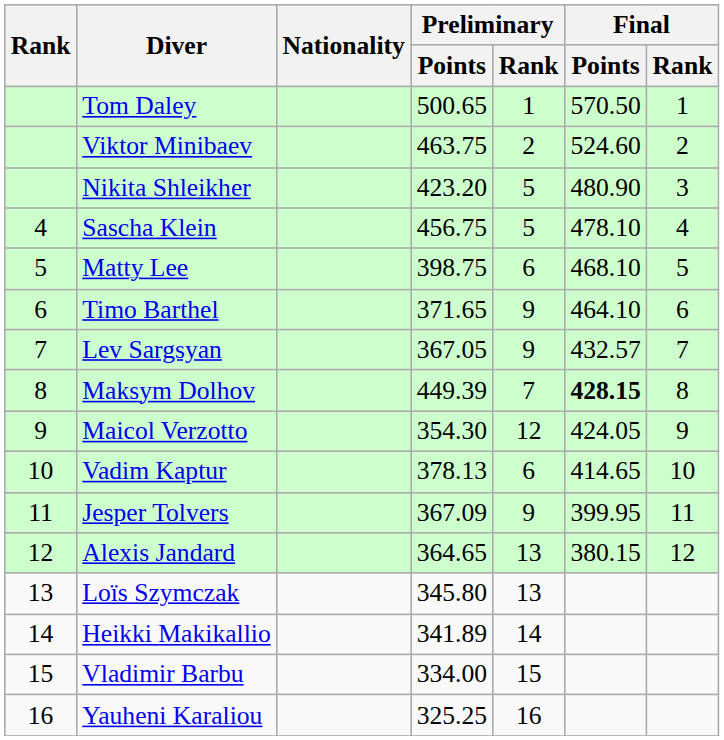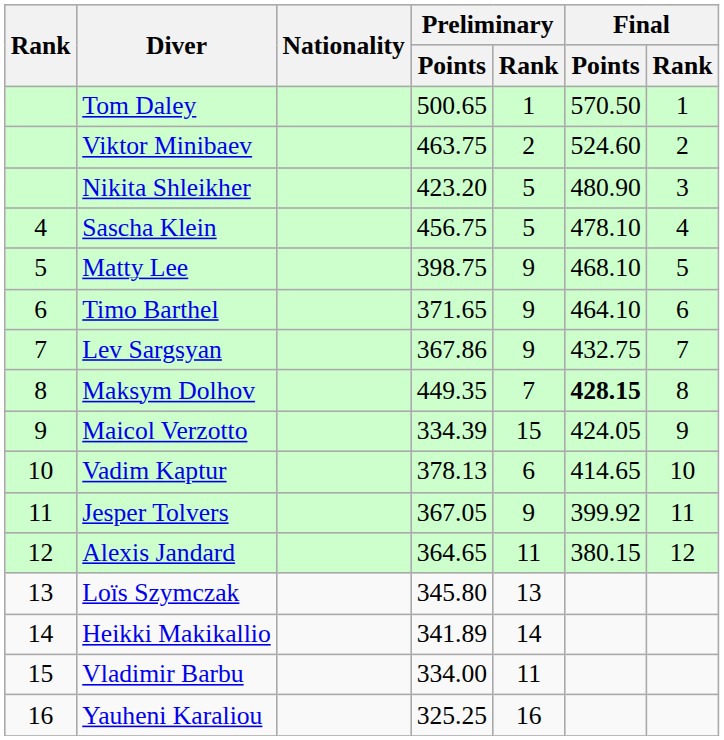(529, 268) 6 -> (529, 268) 9
(452, 349) 367.05 -> (452, 349) 367.86
(606, 349) 432.57 -> (606, 349) 432.75
(452, 390) 449.39 -> (452, 390) 449.35
(452, 430) 354.30 -> (452, 430) 334.39
(529, 430) 12 -> (529, 430) 15
(452, 512) 367.09 -> (452, 512) 367.05
(606, 512) 399.95 -> (606, 512) 399.92
(529, 552) 13 -> (529, 552) 11
(529, 674) 15 -> (529, 674) 11
